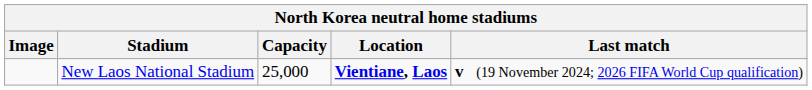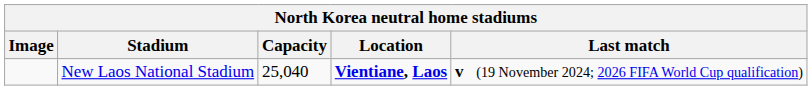(285, 71) 25,000 -> (285, 71) 25,040
